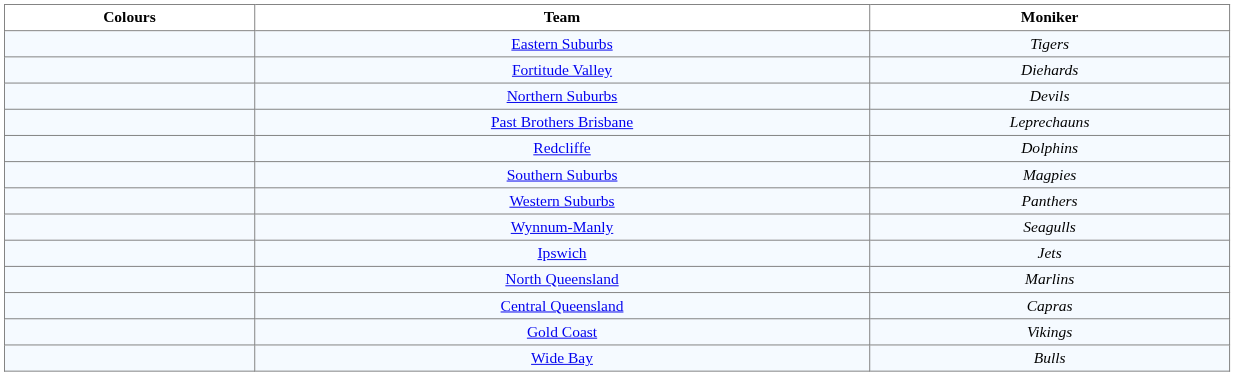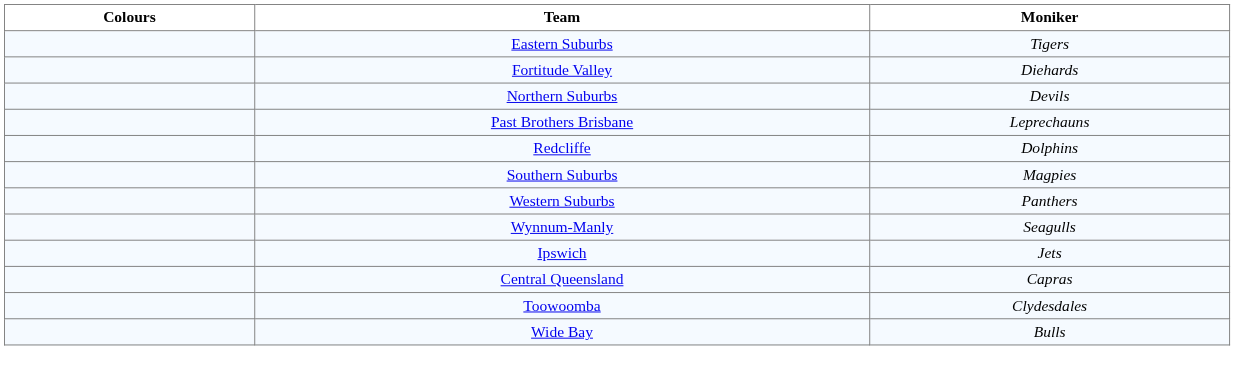- row: (562, 279)
- row: (562, 331)
+ row: (562, 305)
